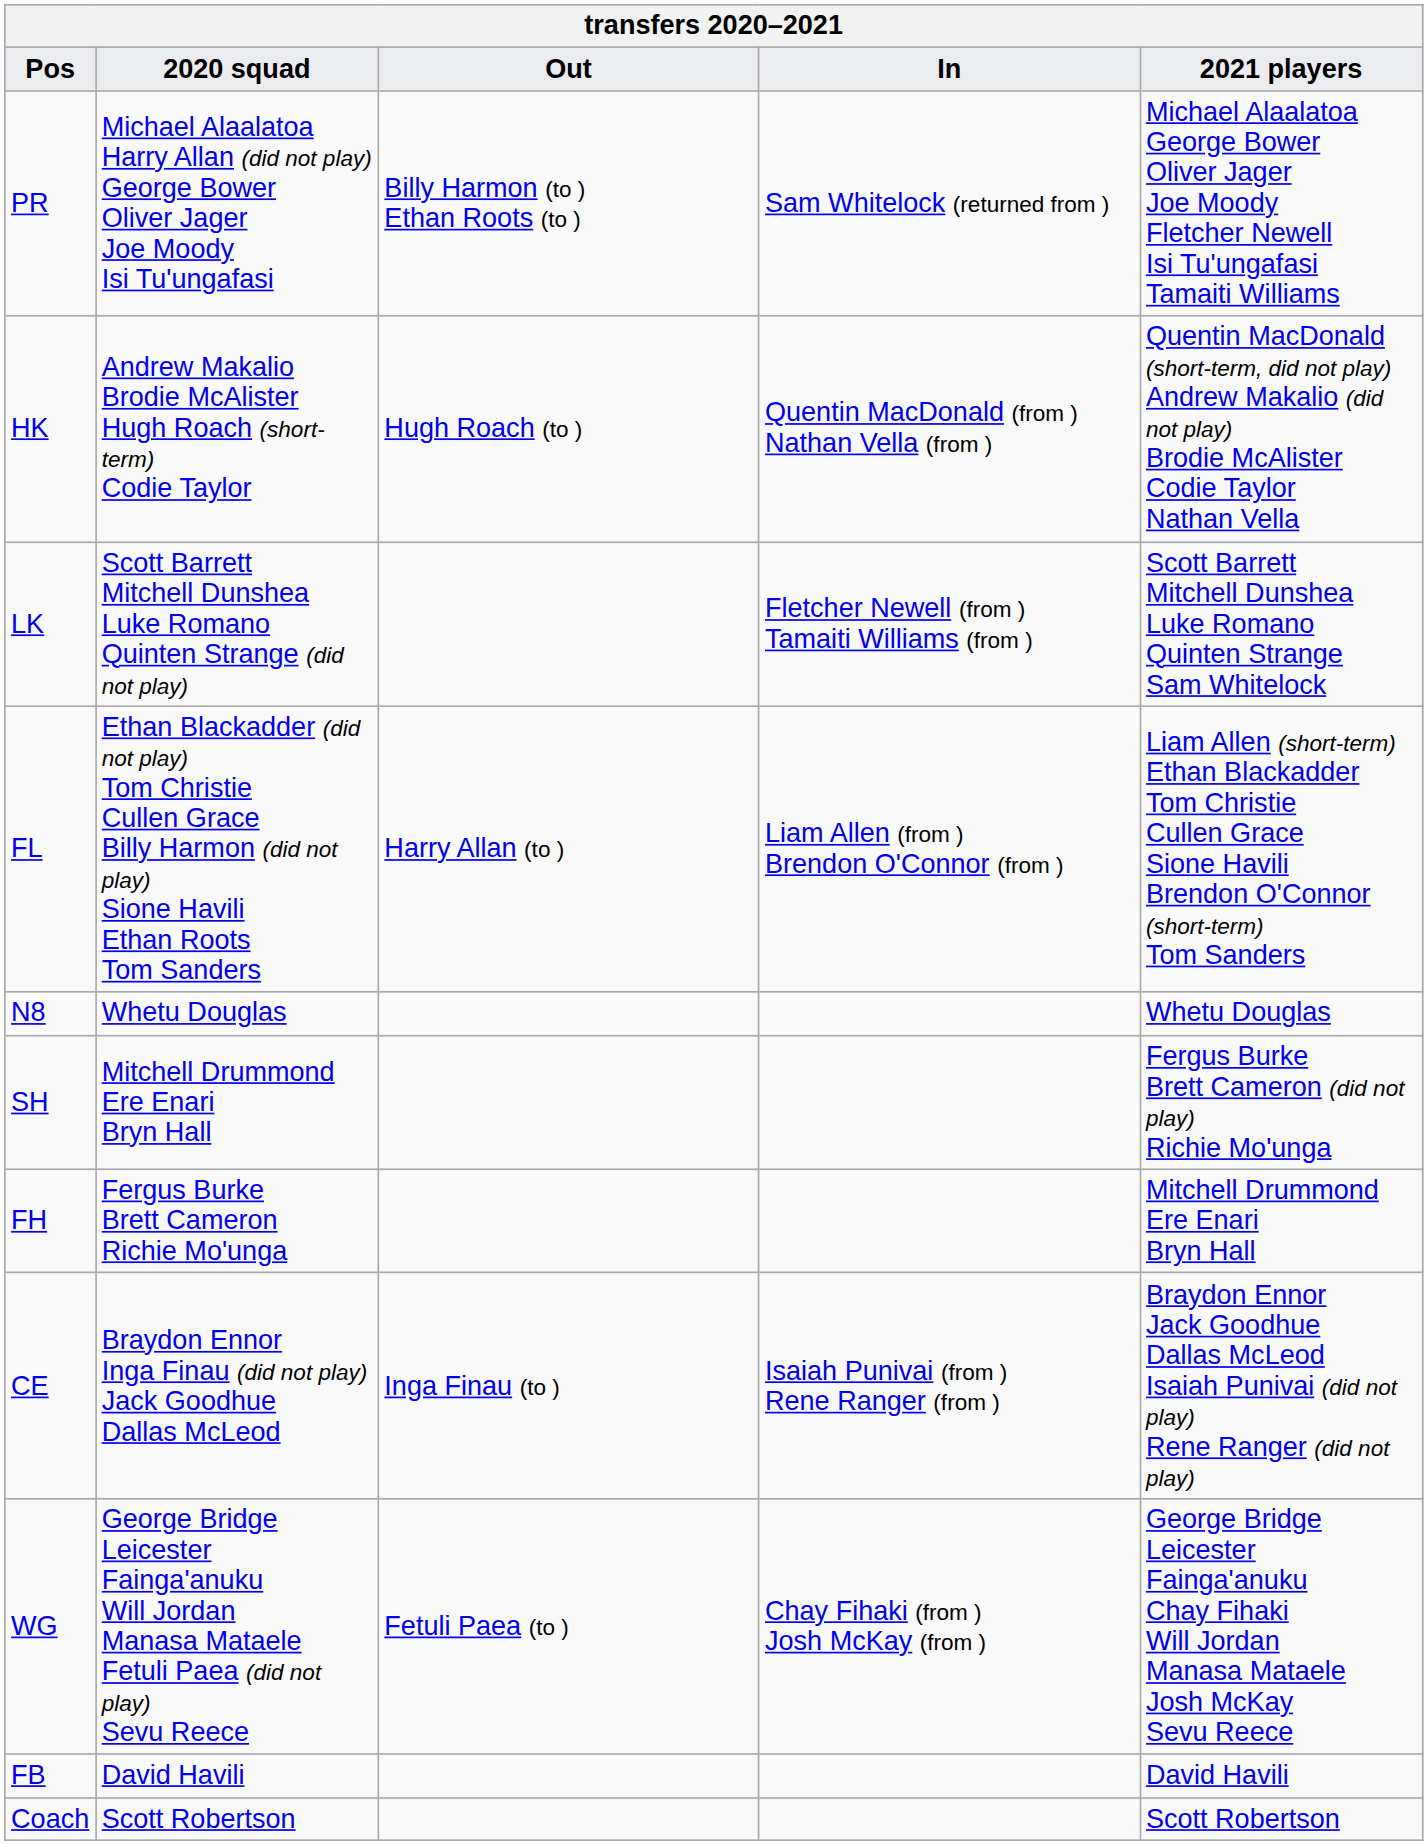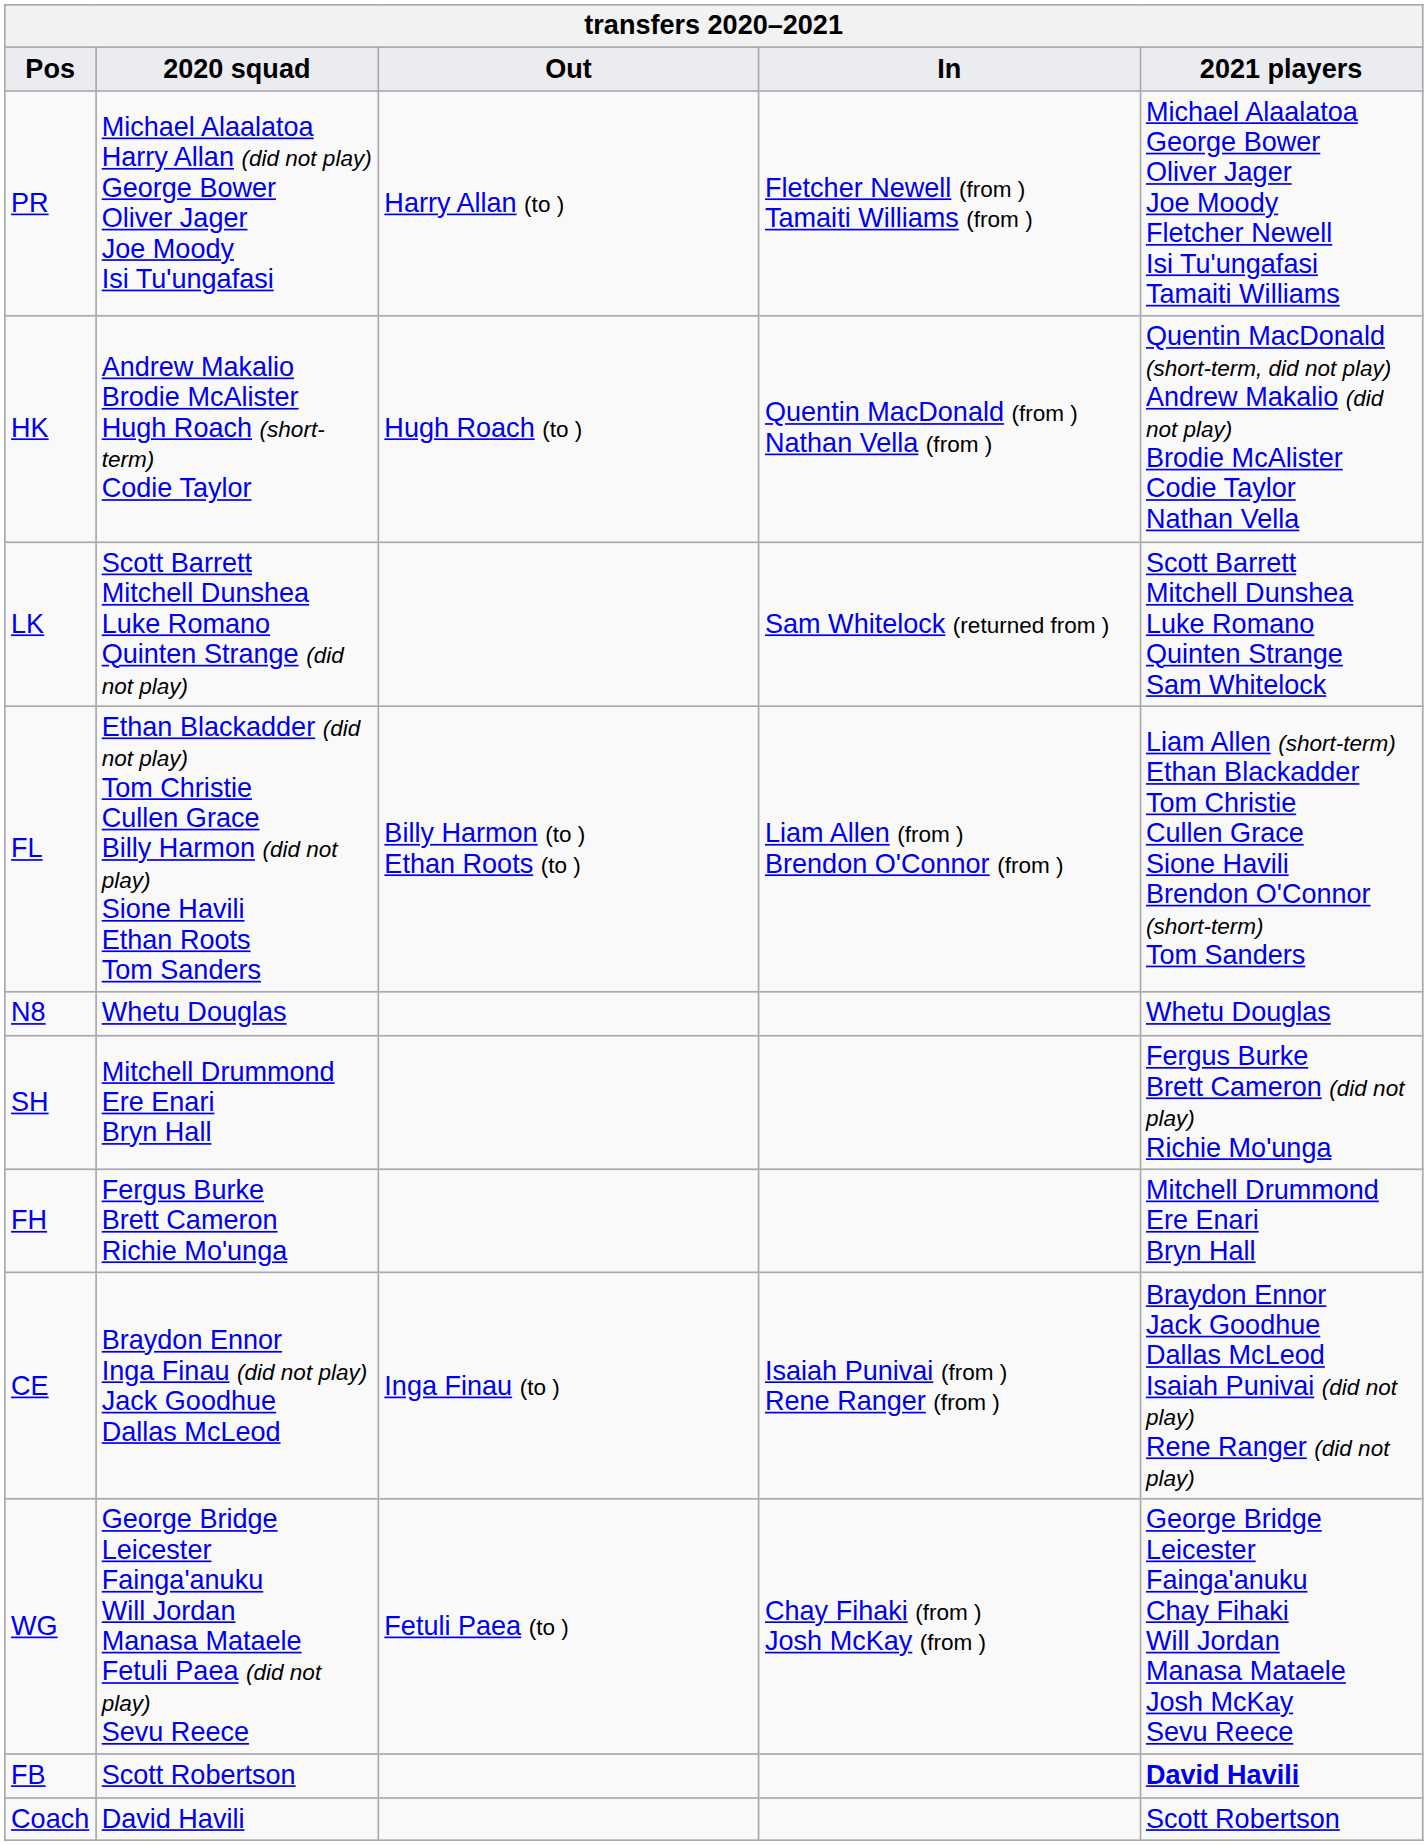(485, 202) Billy Harmon (to ) Ethan Roots (to ) -> (474, 202) Harry Allan (to )
(937, 202) Sam Whitelock (returned from ) -> (899, 202) Fletcher Newell (from ) Tamaiti Williams (from )
(899, 623) Fletcher Newell (from ) Tamaiti Williams (from ) -> (937, 623) Sam Whitelock (returned from )
(474, 848) Harry Allan (to ) -> (485, 848) Billy Harmon (to ) Ethan Roots (to )
(173, 1775) David Havili -> (199, 1775) Scott Robertson
(1217, 1775) normal -> (1223, 1775) bold
(199, 1818) Scott Robertson -> (173, 1818) David Havili
